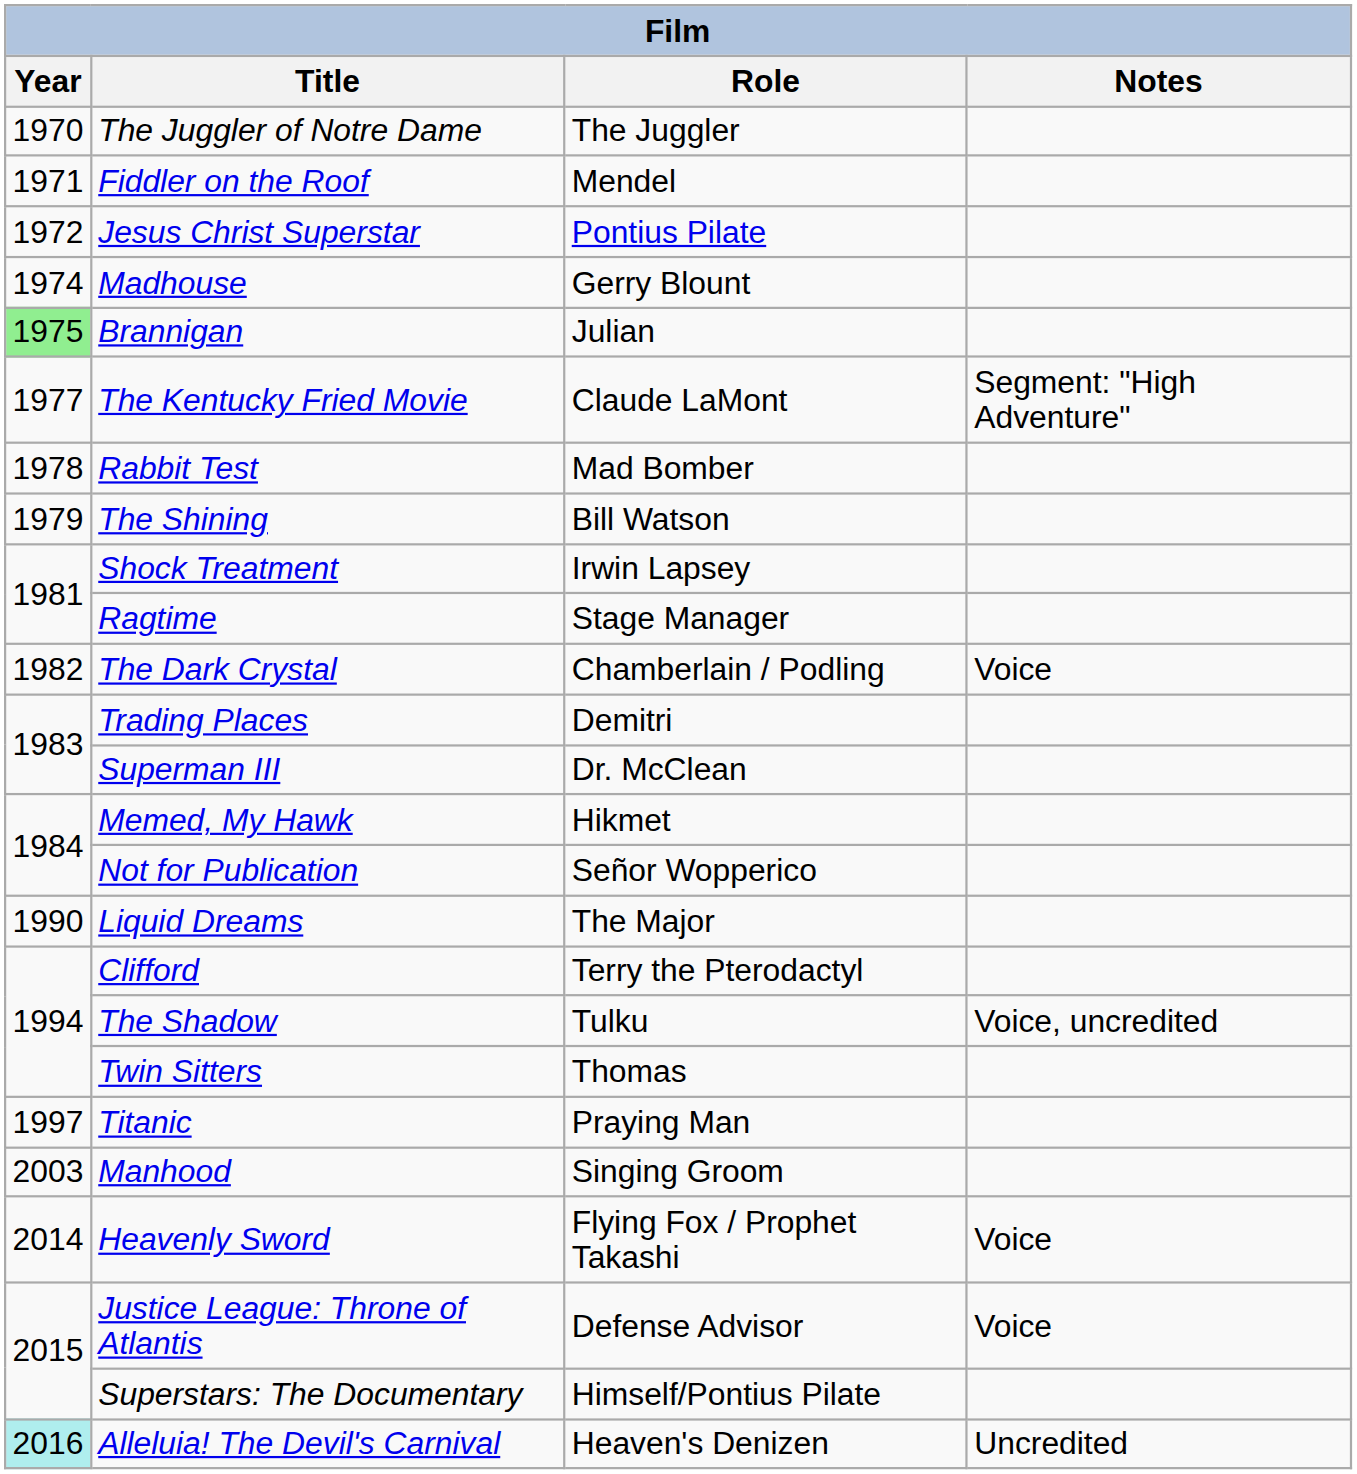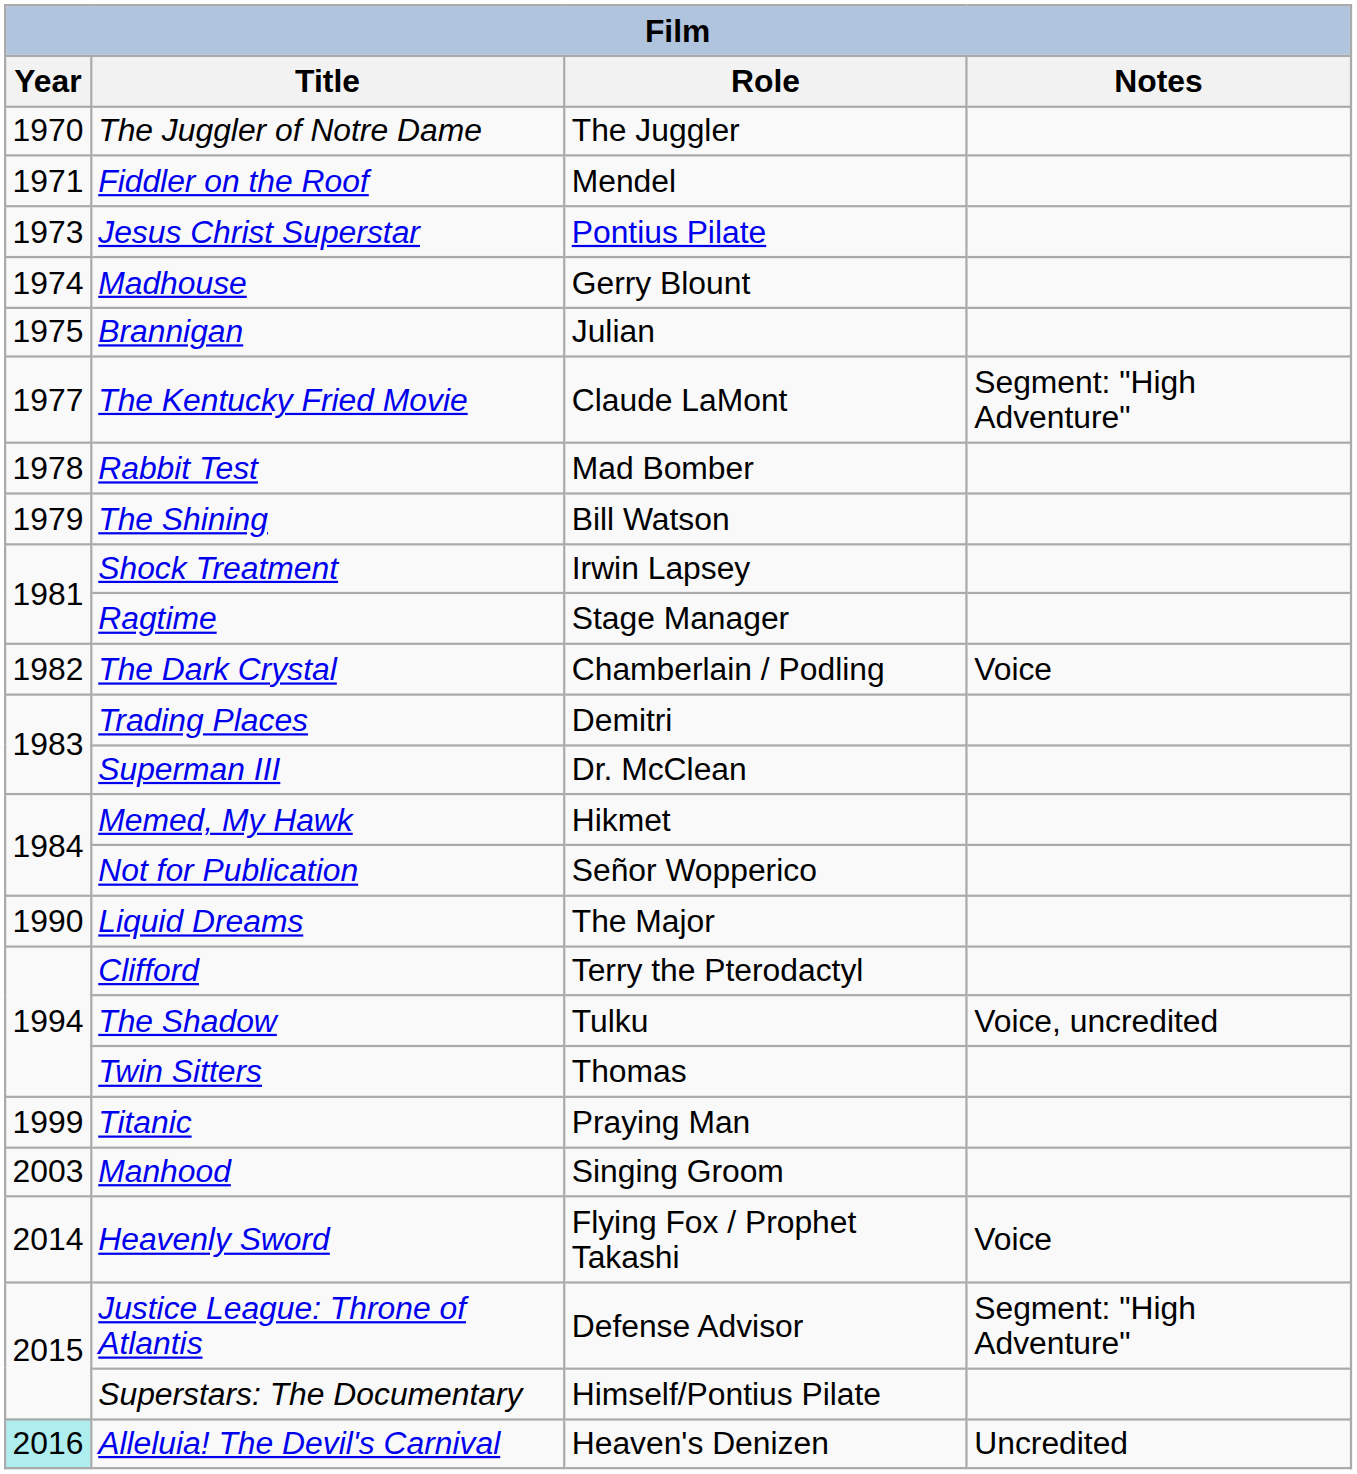(48, 232) 1972 -> (48, 232) 1973
(48, 332) lightgreen background -> (48, 332) no background
(48, 1122) 1997 -> (48, 1122) 1999
(1013, 1326) Voice -> (1085, 1326) Segment: "High Adventure"
